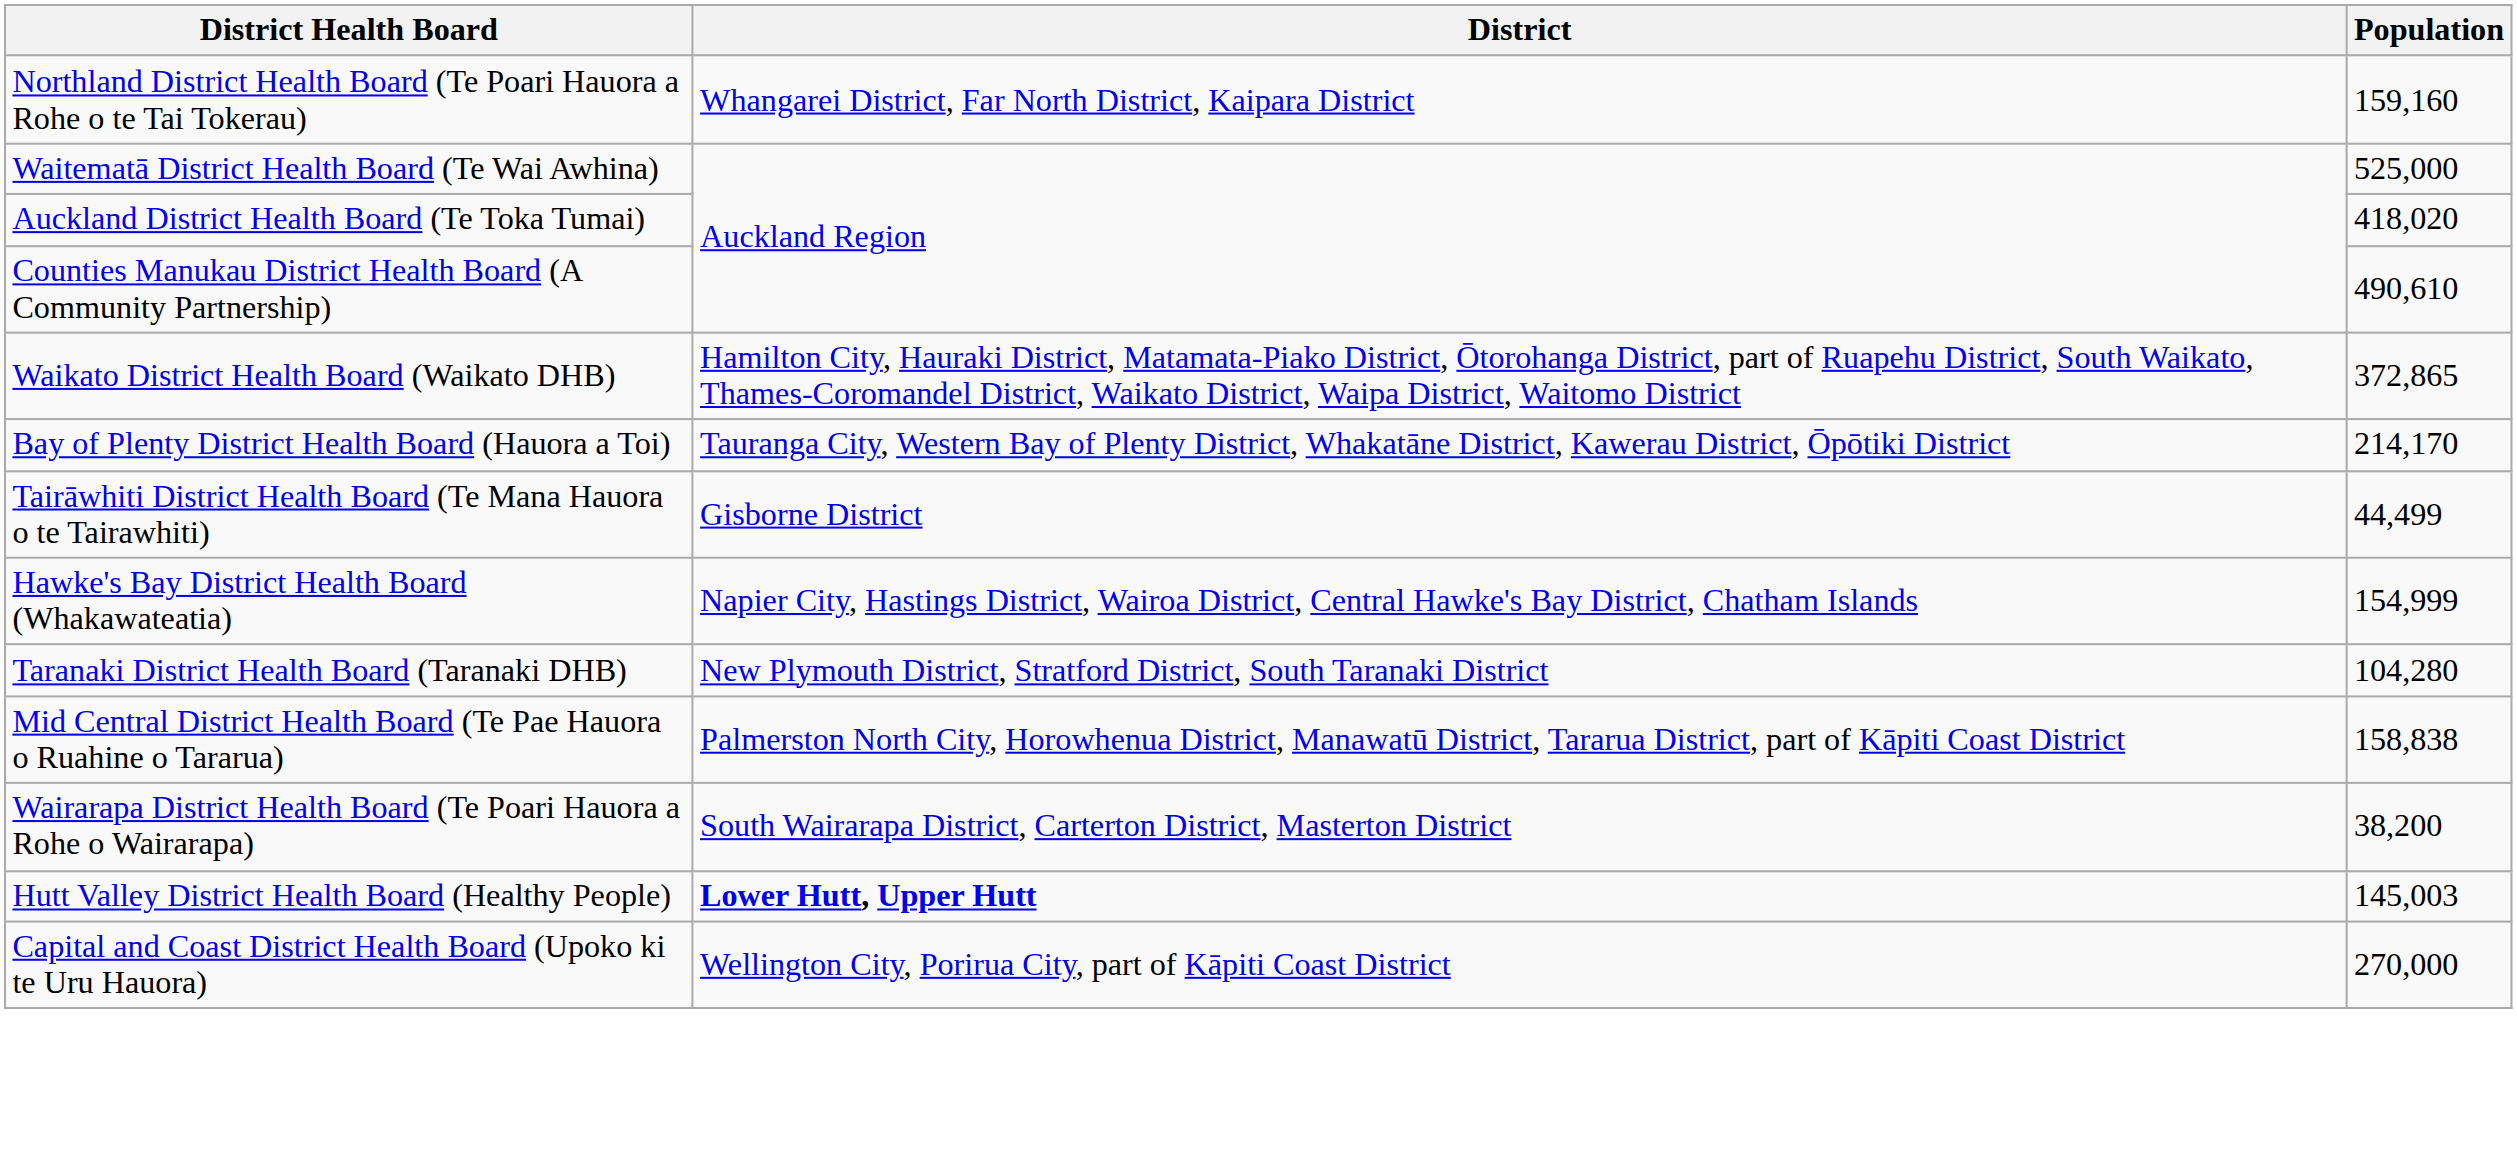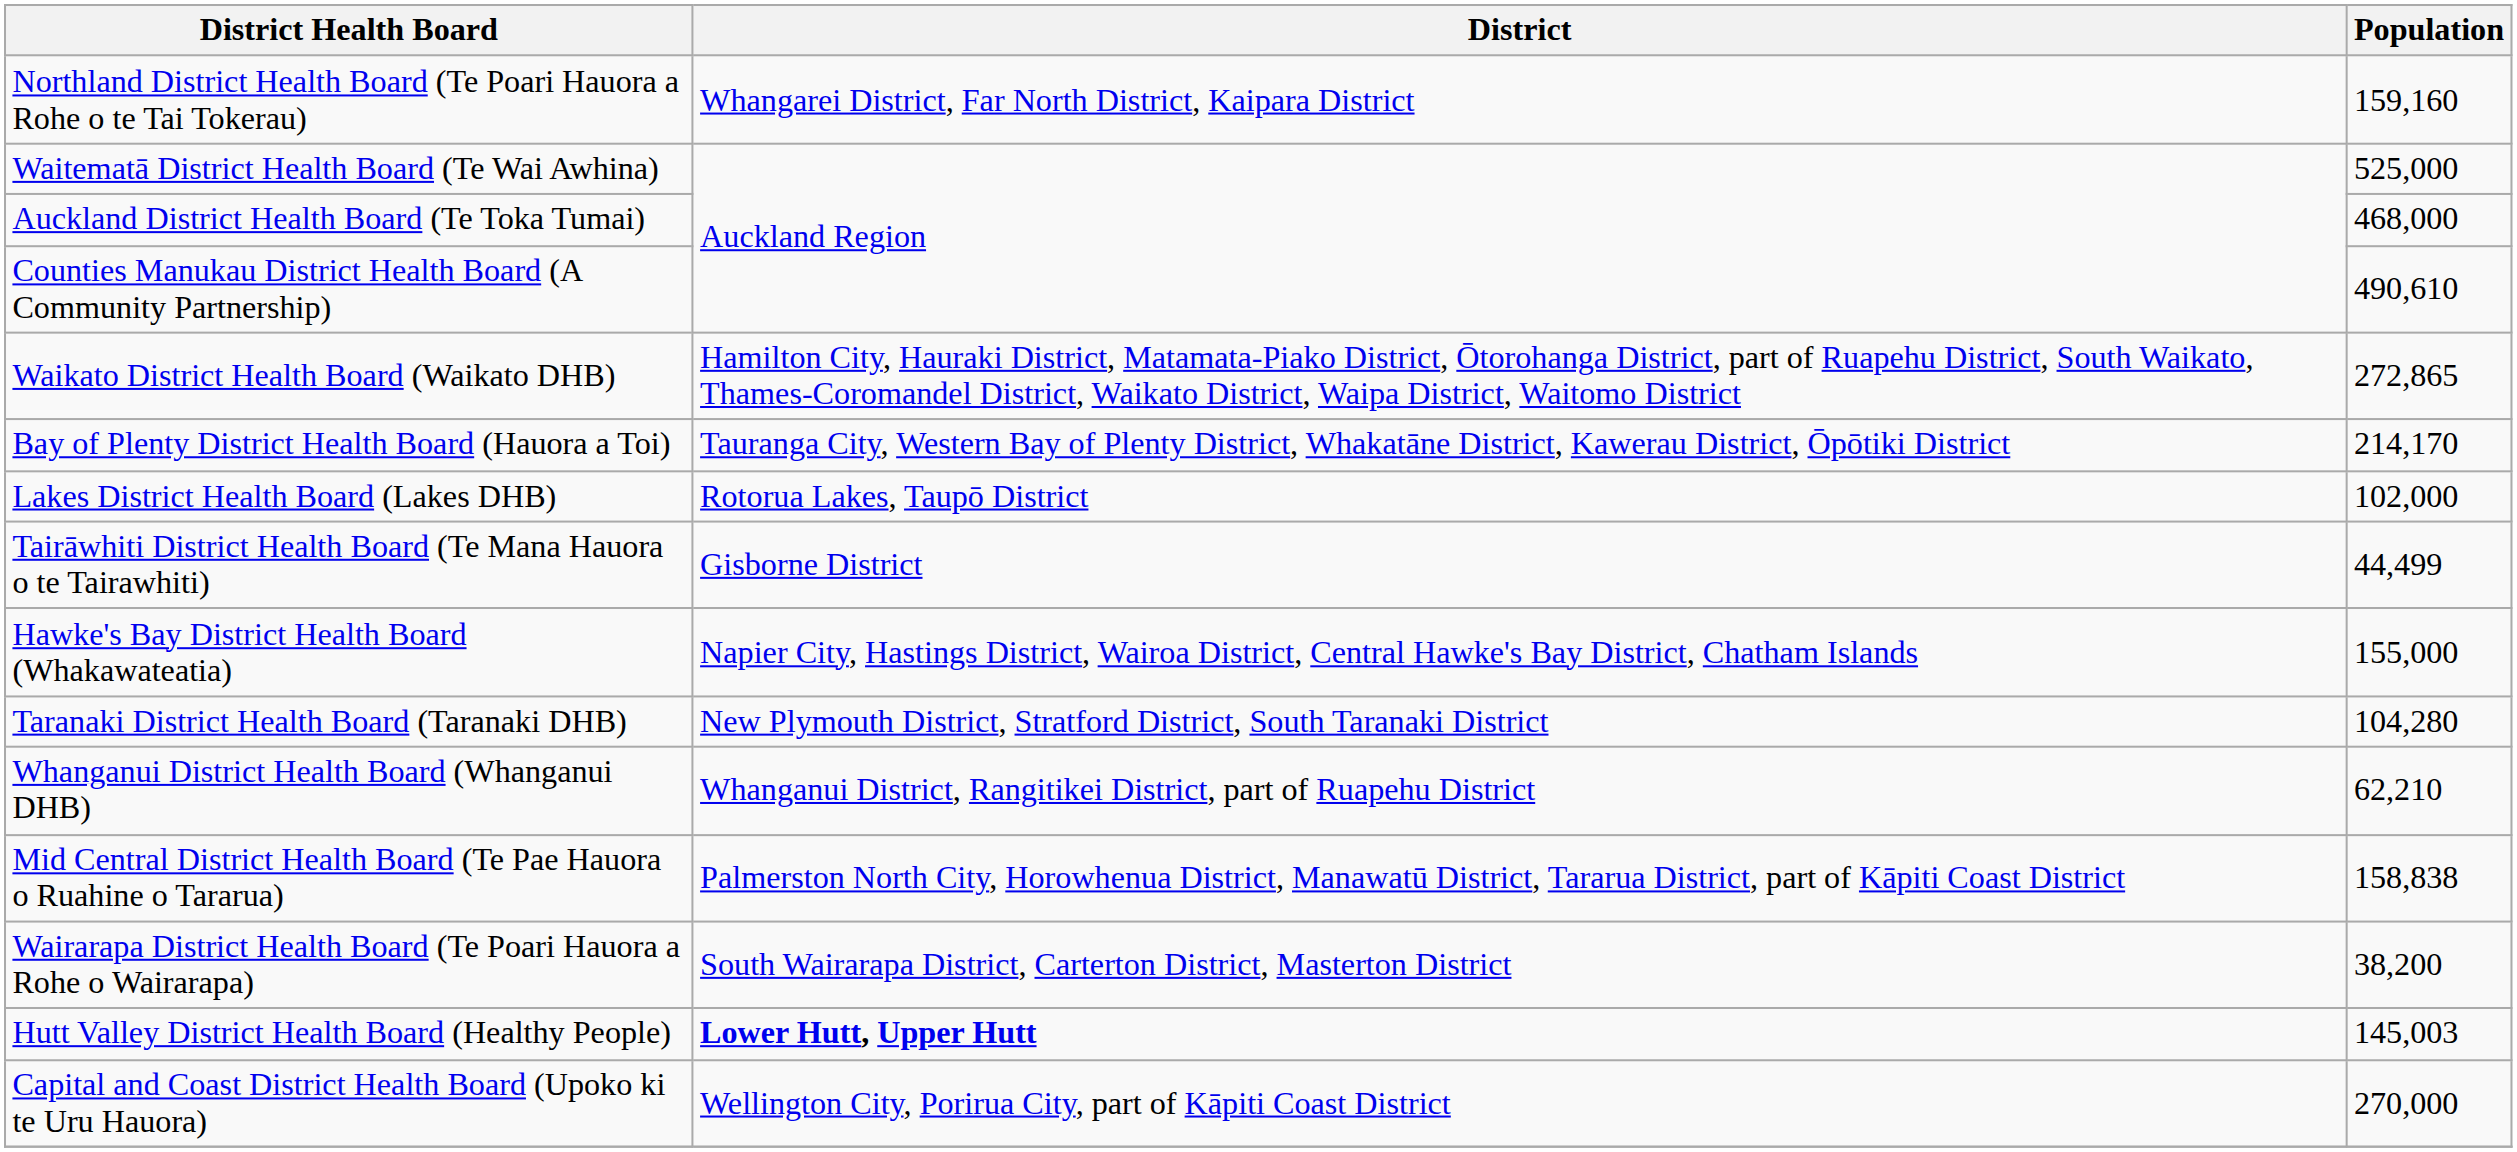(2406, 219) 418,020 -> (2406, 219) 468,000
(2406, 375) 372,865 -> (2406, 375) 272,865
+ row: (284, 495)
(2406, 600) 154,999 -> (2406, 651) 155,000
+ row: (312, 790)
